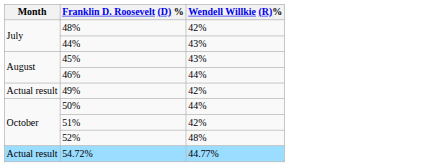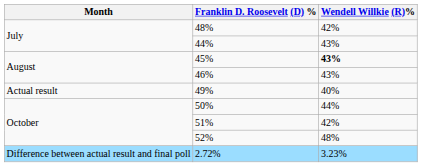(197, 59) normal -> (331, 59) bold
(197, 75) 44% -> (330, 75) 43%
(197, 91) 42% -> (330, 91) 40%
- row: (77, 153)
+ row: (208, 153)
